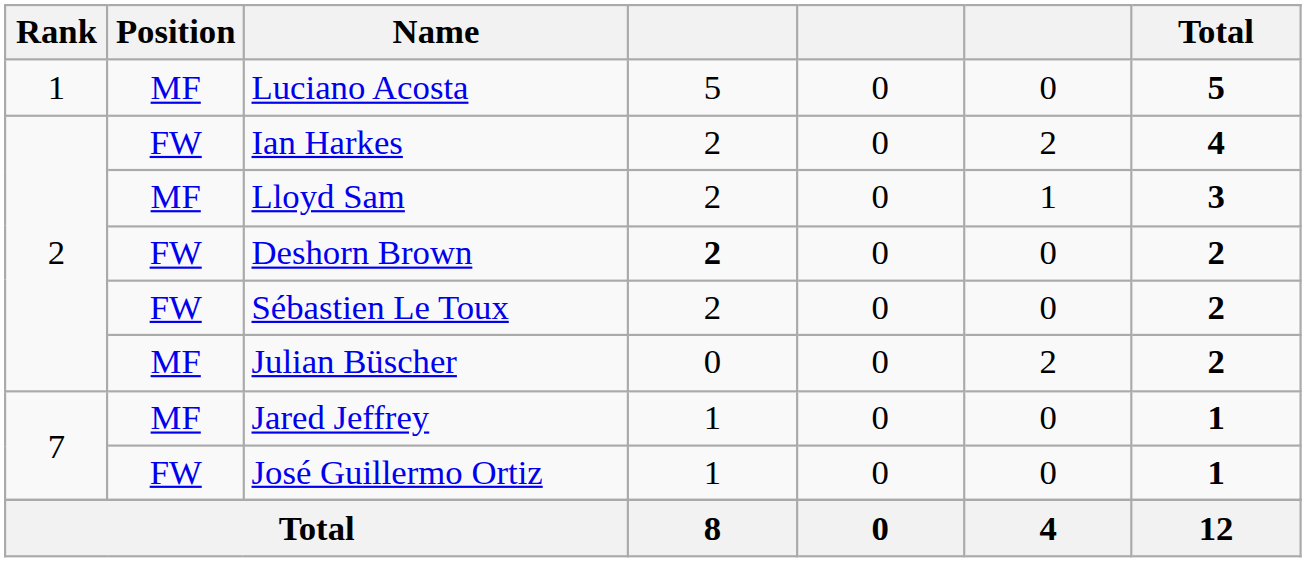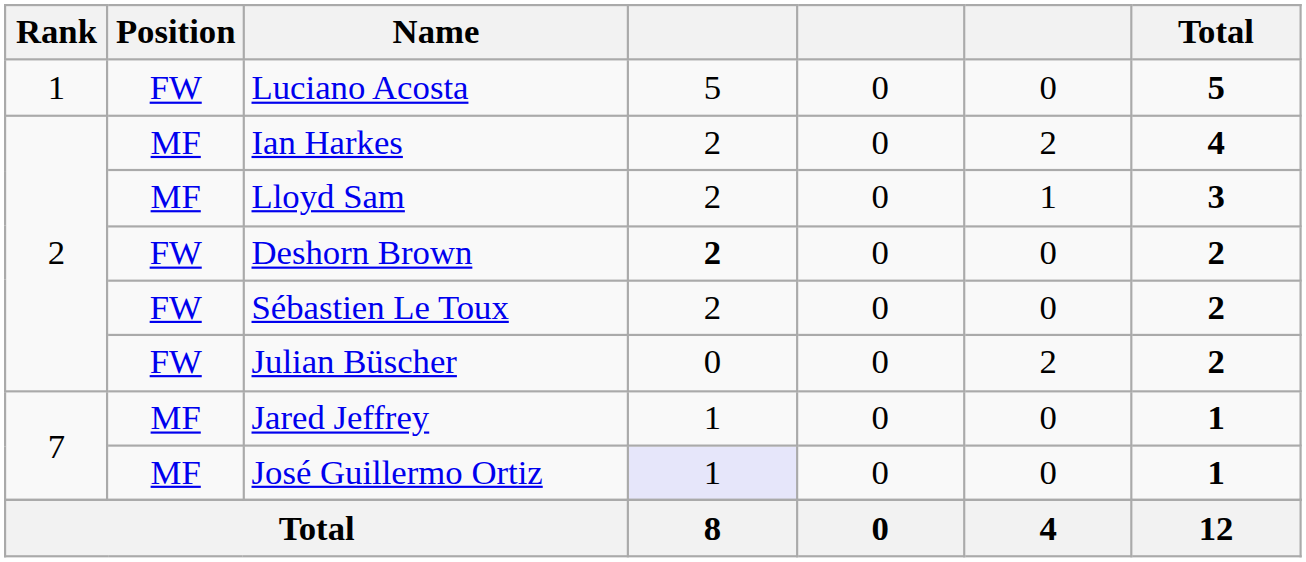(176, 87) MF -> (176, 87) FW
(176, 142) FW -> (176, 142) MF
(176, 362) MF -> (176, 362) FW
(176, 472) FW -> (176, 472) MF
(712, 472) no background -> (712, 472) lavender background
